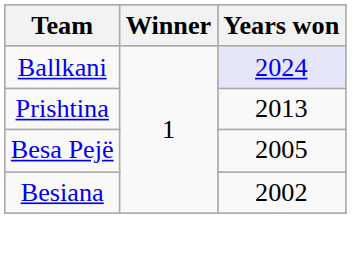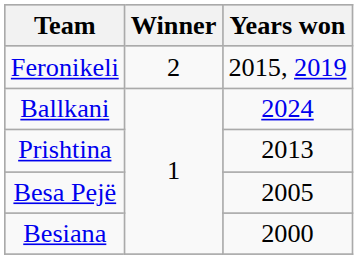+ row: (65, 66)
(281, 66) lavender background -> (287, 108) no background
(281, 191) 2002 -> (287, 233) 2000
